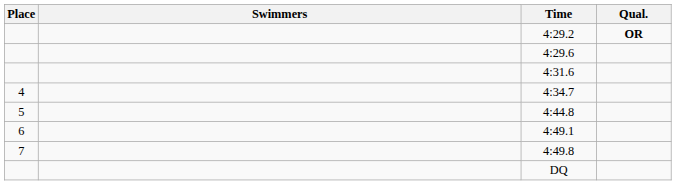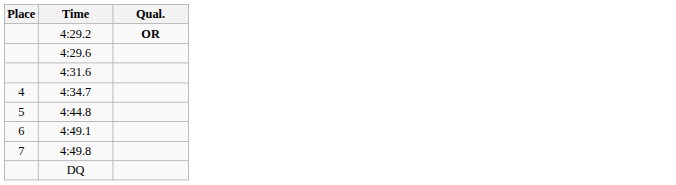- column: (280, 14)
